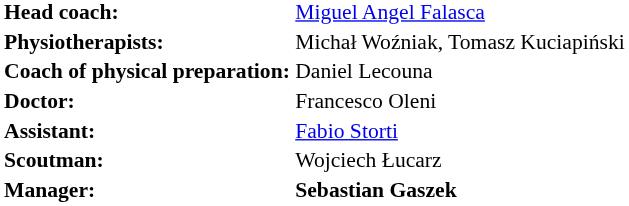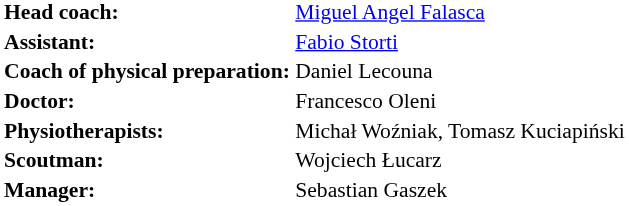rows swapped: (50, 130) <-> (84, 41)
(376, 190) bold -> (371, 190) normal
